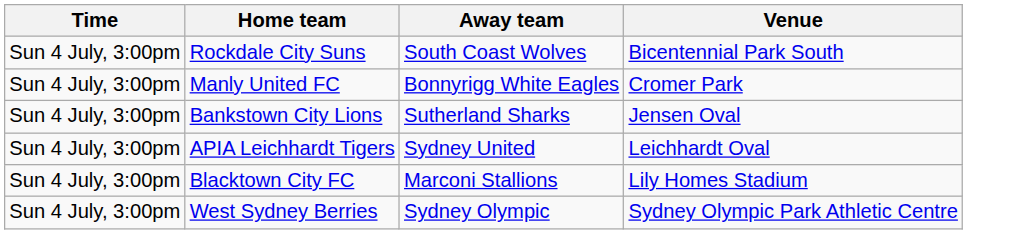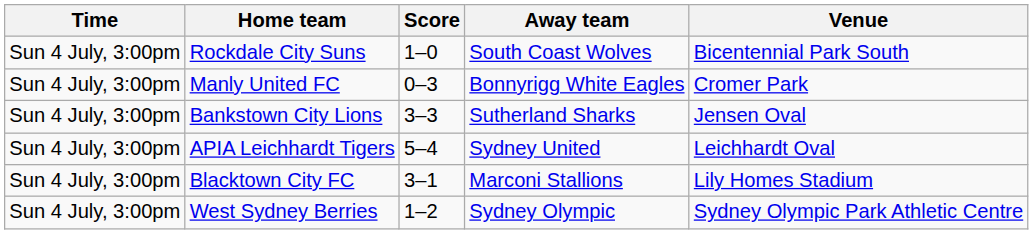+ column: (432, 20)
